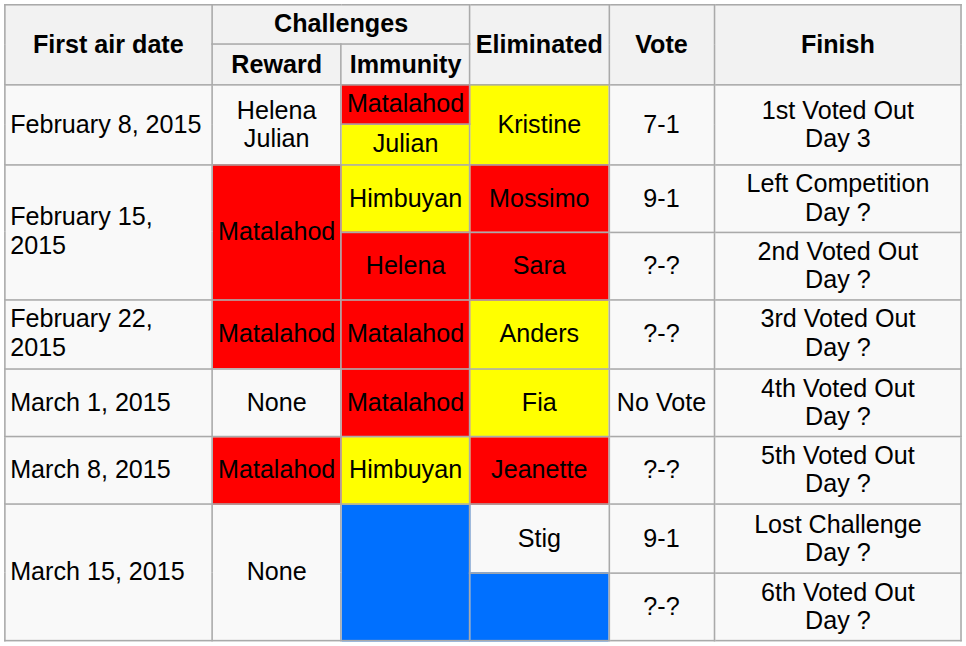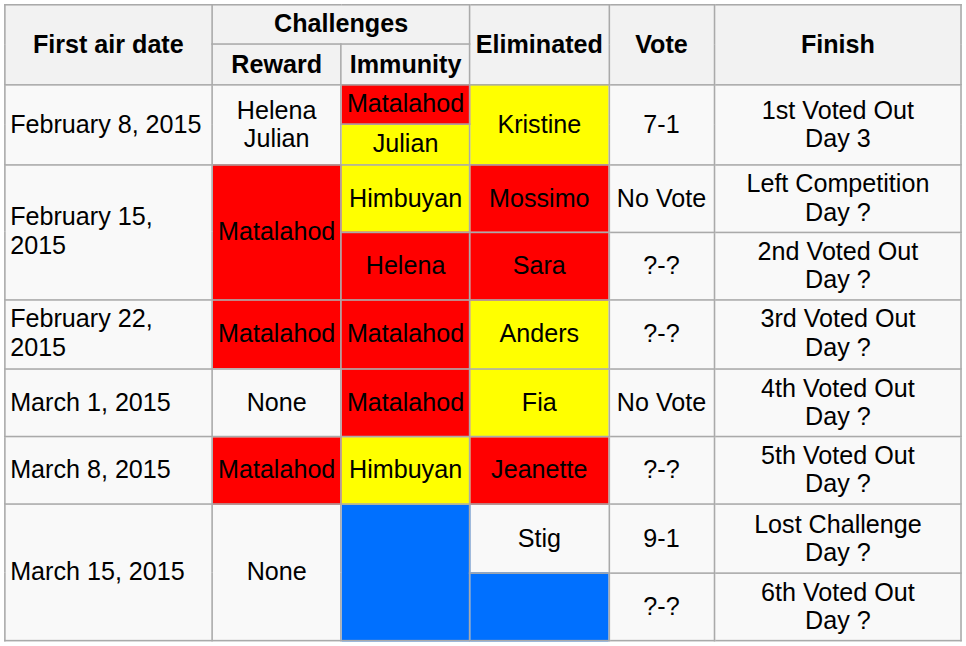(662, 197) 9-1 -> (662, 197) No Vote
